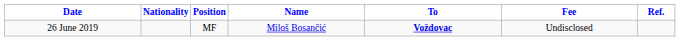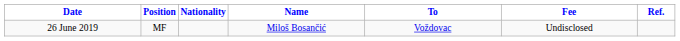columns swapped: (209, 12) <-> (166, 12)
(433, 28) bold -> (433, 28) normal
